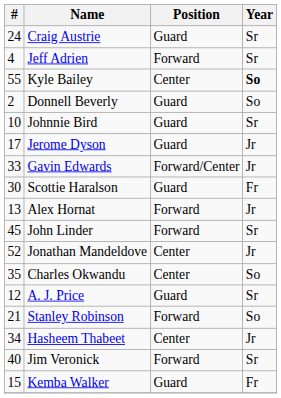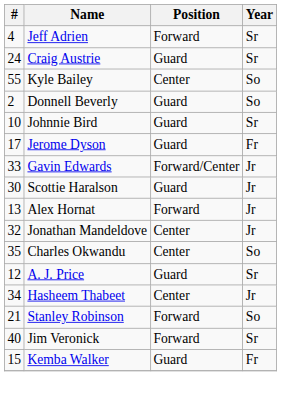rows swapped: (58, 58) <-> (64, 36)
(253, 79) bold -> (253, 79) normal
(251, 144) Jr -> (252, 144) Fr
(252, 187) Fr -> (251, 187) Jr
- row: (60, 230)
(14, 252) 52 -> (14, 230) 32
rows swapped: (76, 317) <-> (76, 338)
